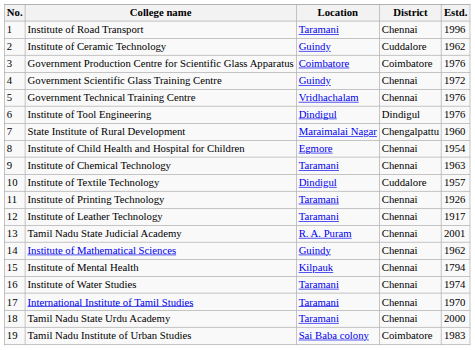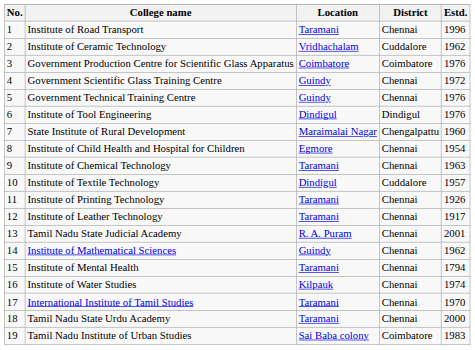(315, 47) Guindy -> (329, 47) Vridhachalam
(329, 98) Vridhachalam -> (315, 98) Guindy
(316, 268) Kilpauk -> (319, 268) Taramani
(319, 285) Taramani -> (316, 285) Kilpauk
